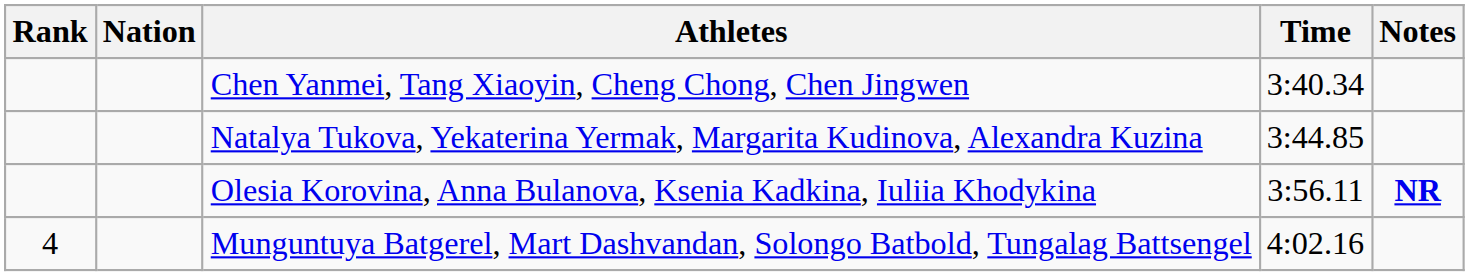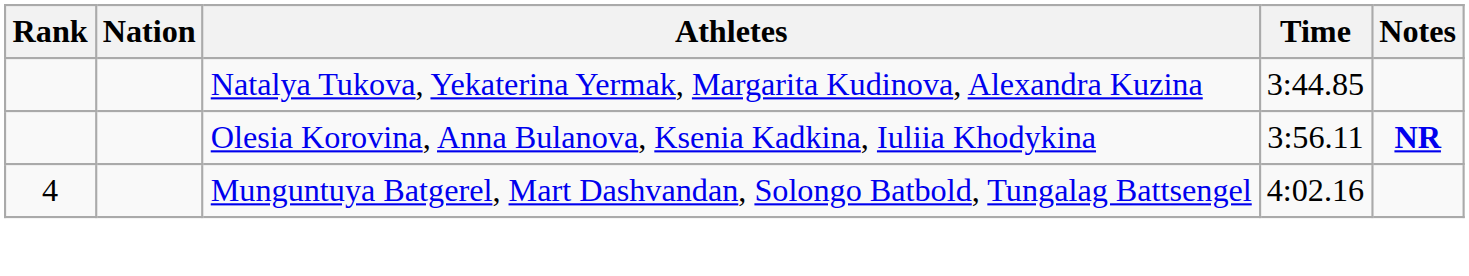- row: (590, 84)
